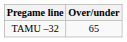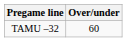(94, 28) 65 -> (94, 28) 60
